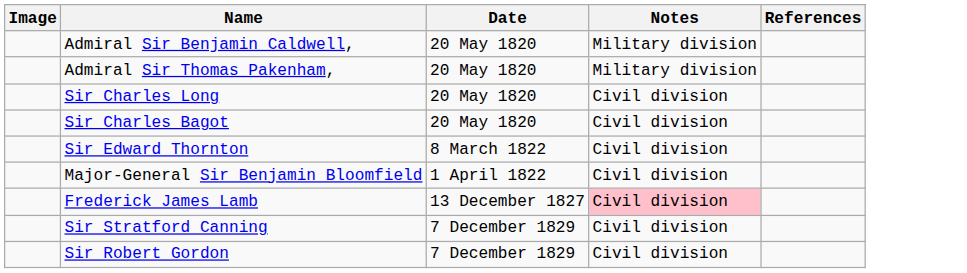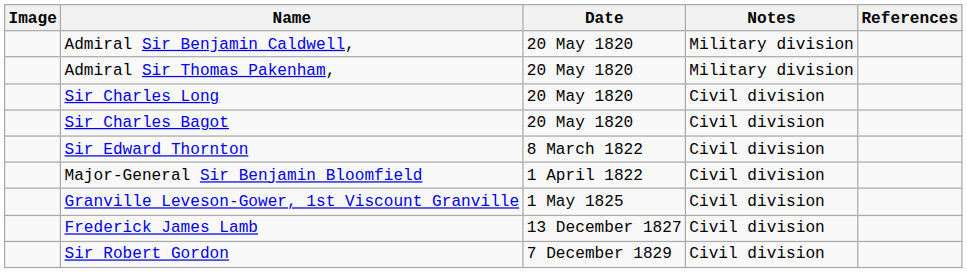+ row: (292, 202)
(660, 202) pink background -> (757, 228) no background
- row: (166, 228)
